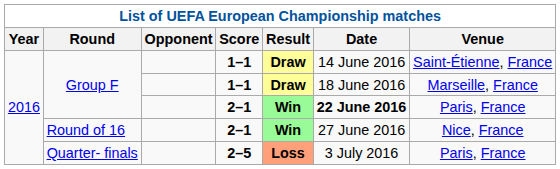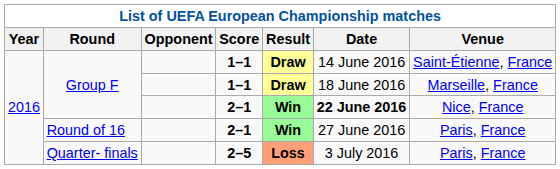(483, 107) Paris, France -> (483, 107) Nice, France
(483, 130) Nice, France -> (483, 130) Paris, France
